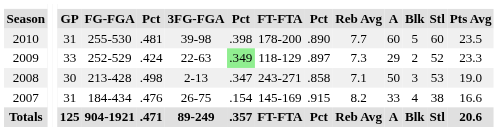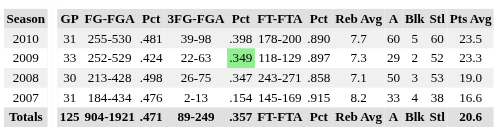(196, 77) 2-13 -> (196, 77) 26-75
(196, 97) 26-75 -> (196, 97) 2-13
